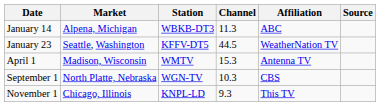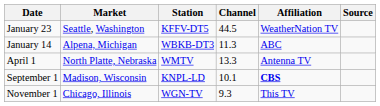rows swapped: (29, 28) <-> (29, 45)
(105, 61) Madison, Wisconsin -> (110, 61) North Platte, Nebraska
(228, 61) 15.3 -> (228, 61) 13.3
(110, 77) North Platte, Nebraska -> (105, 77) Madison, Wisconsin
(182, 77) WGN-TV -> (183, 77) KNPL-LD
(228, 77) 10.3 -> (228, 77) 10.1
(270, 77) normal -> (270, 77) bold
(183, 93) KNPL-LD -> (182, 93) WGN-TV
